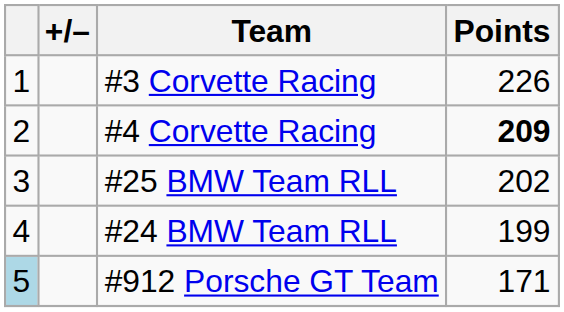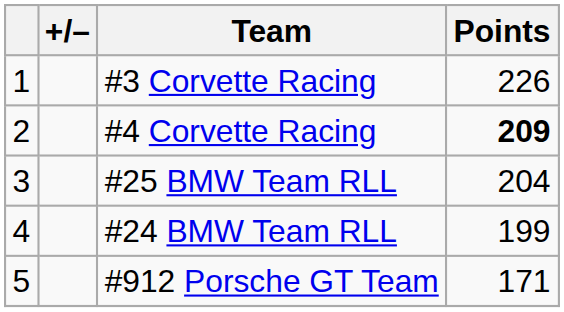(524, 181) 202 -> (524, 181) 204
(21, 282) lightblue background -> (21, 282) no background
